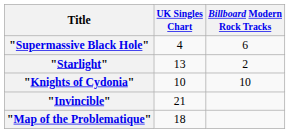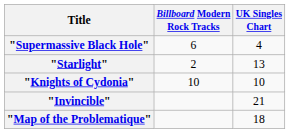columns swapped: (180, 21) <-> (245, 21)
